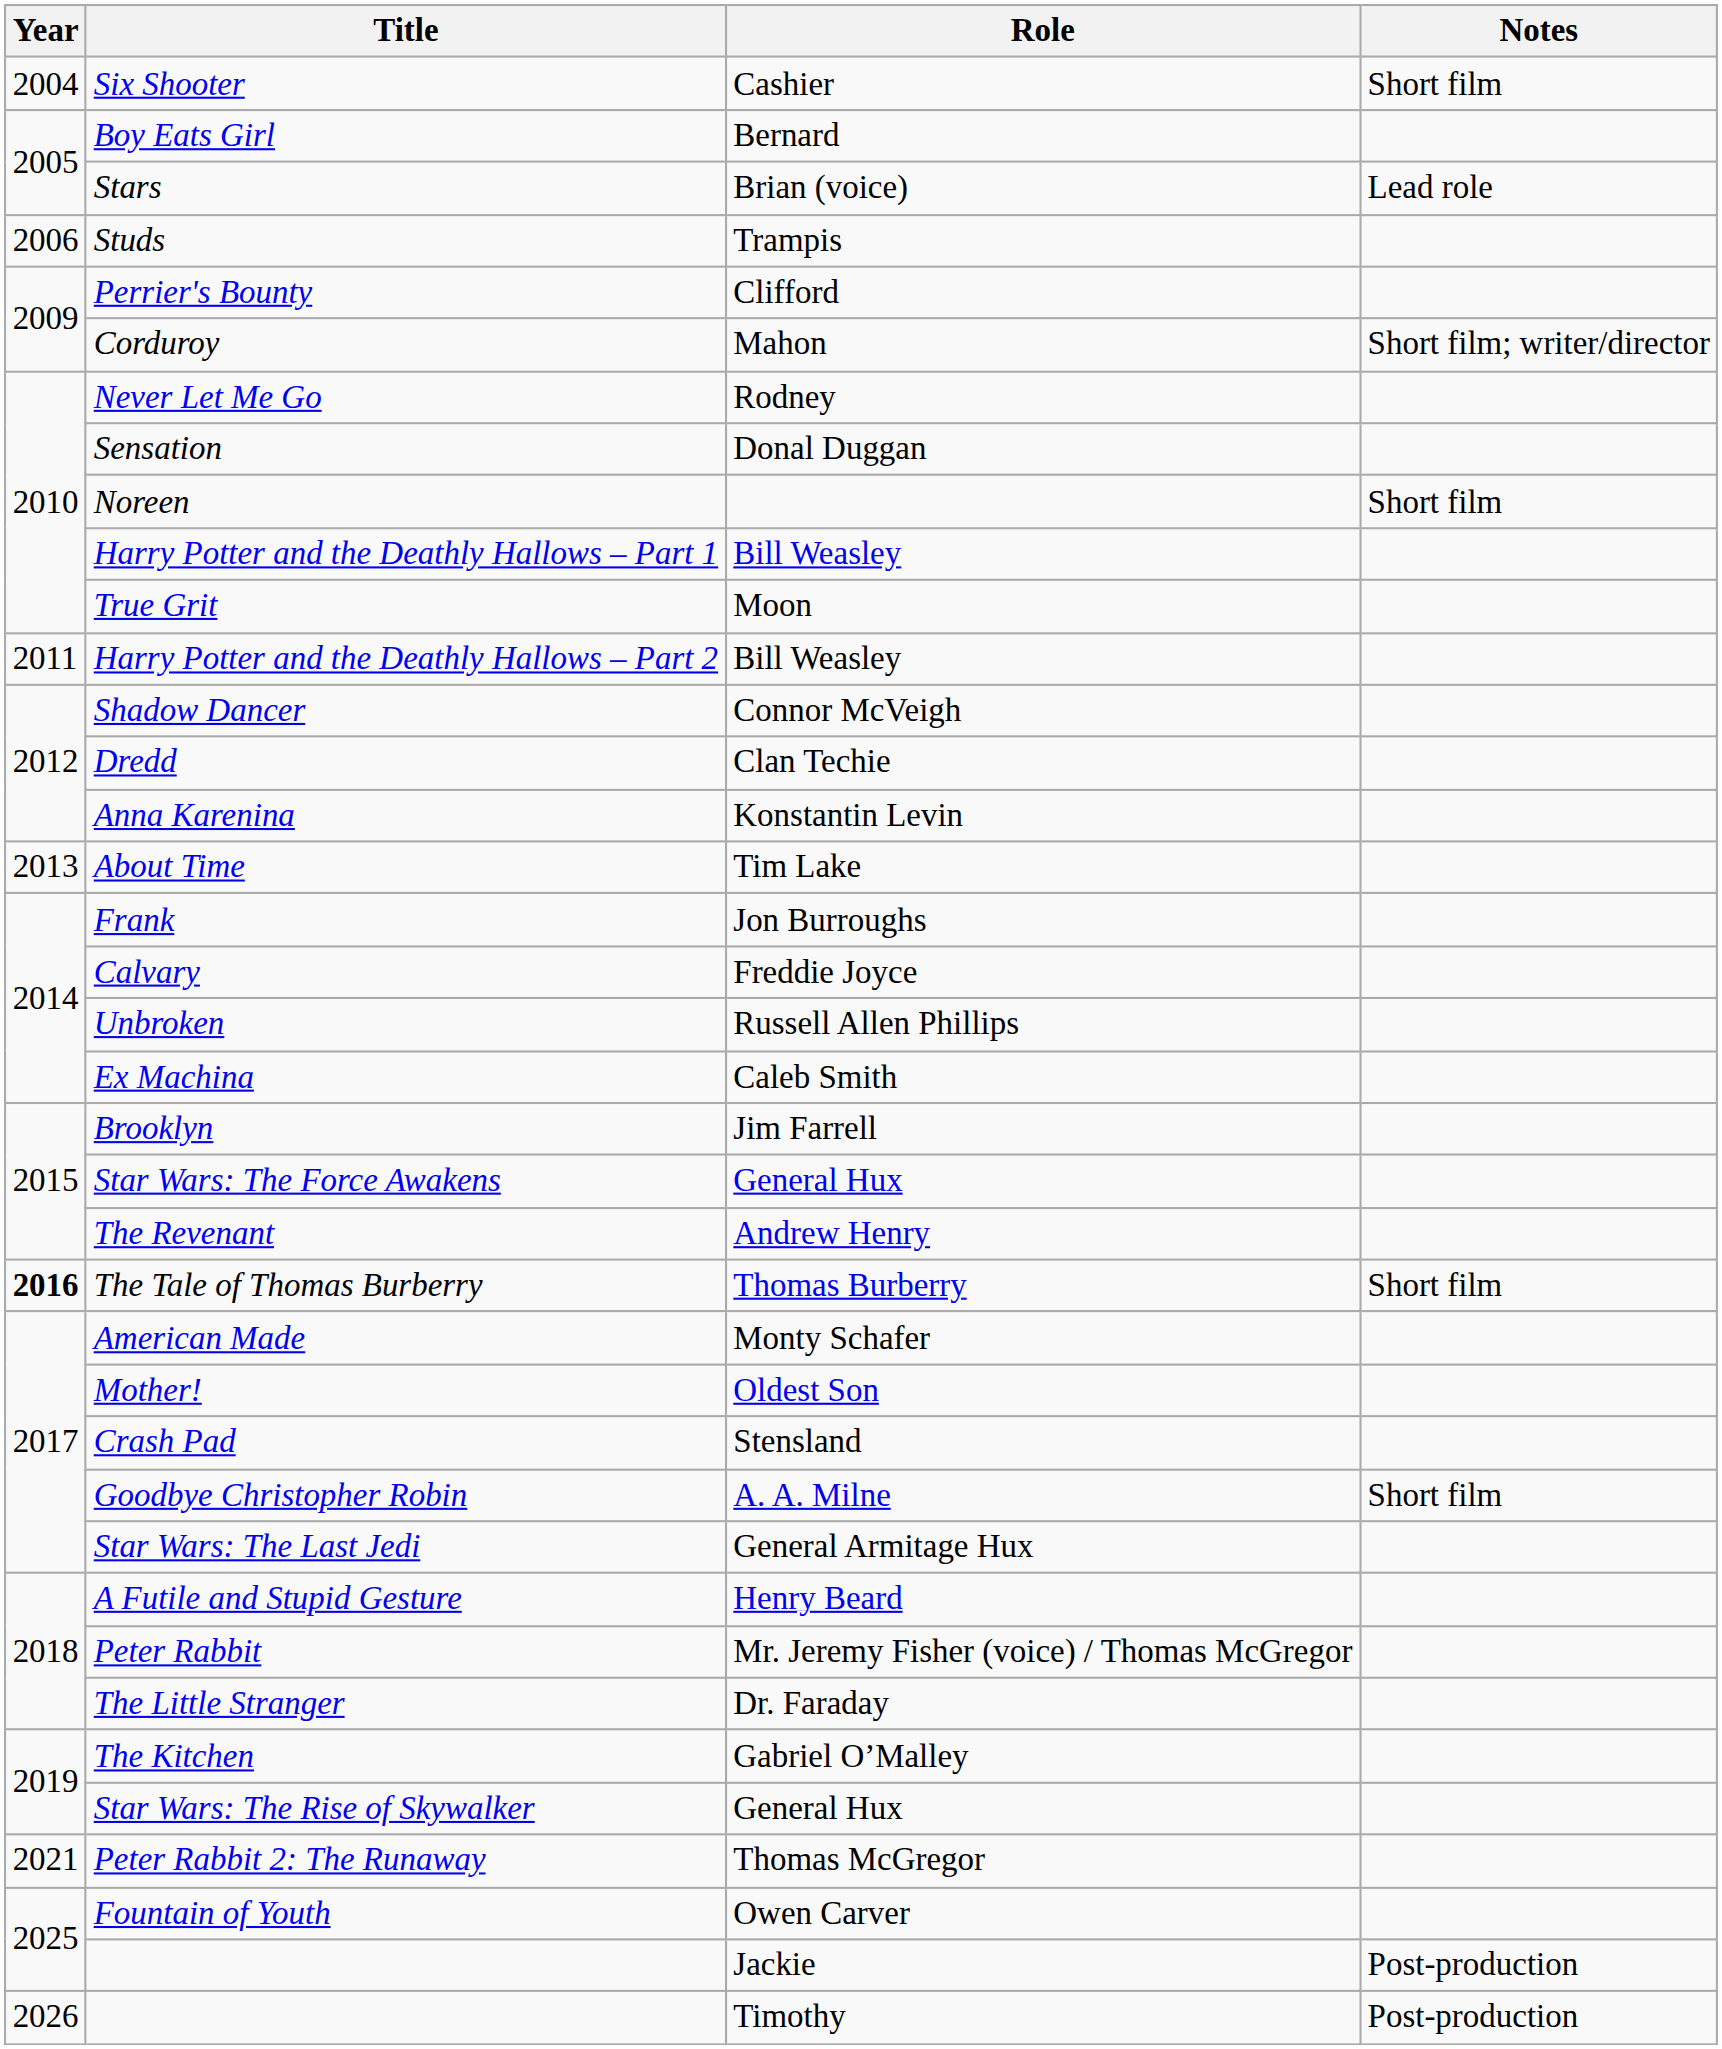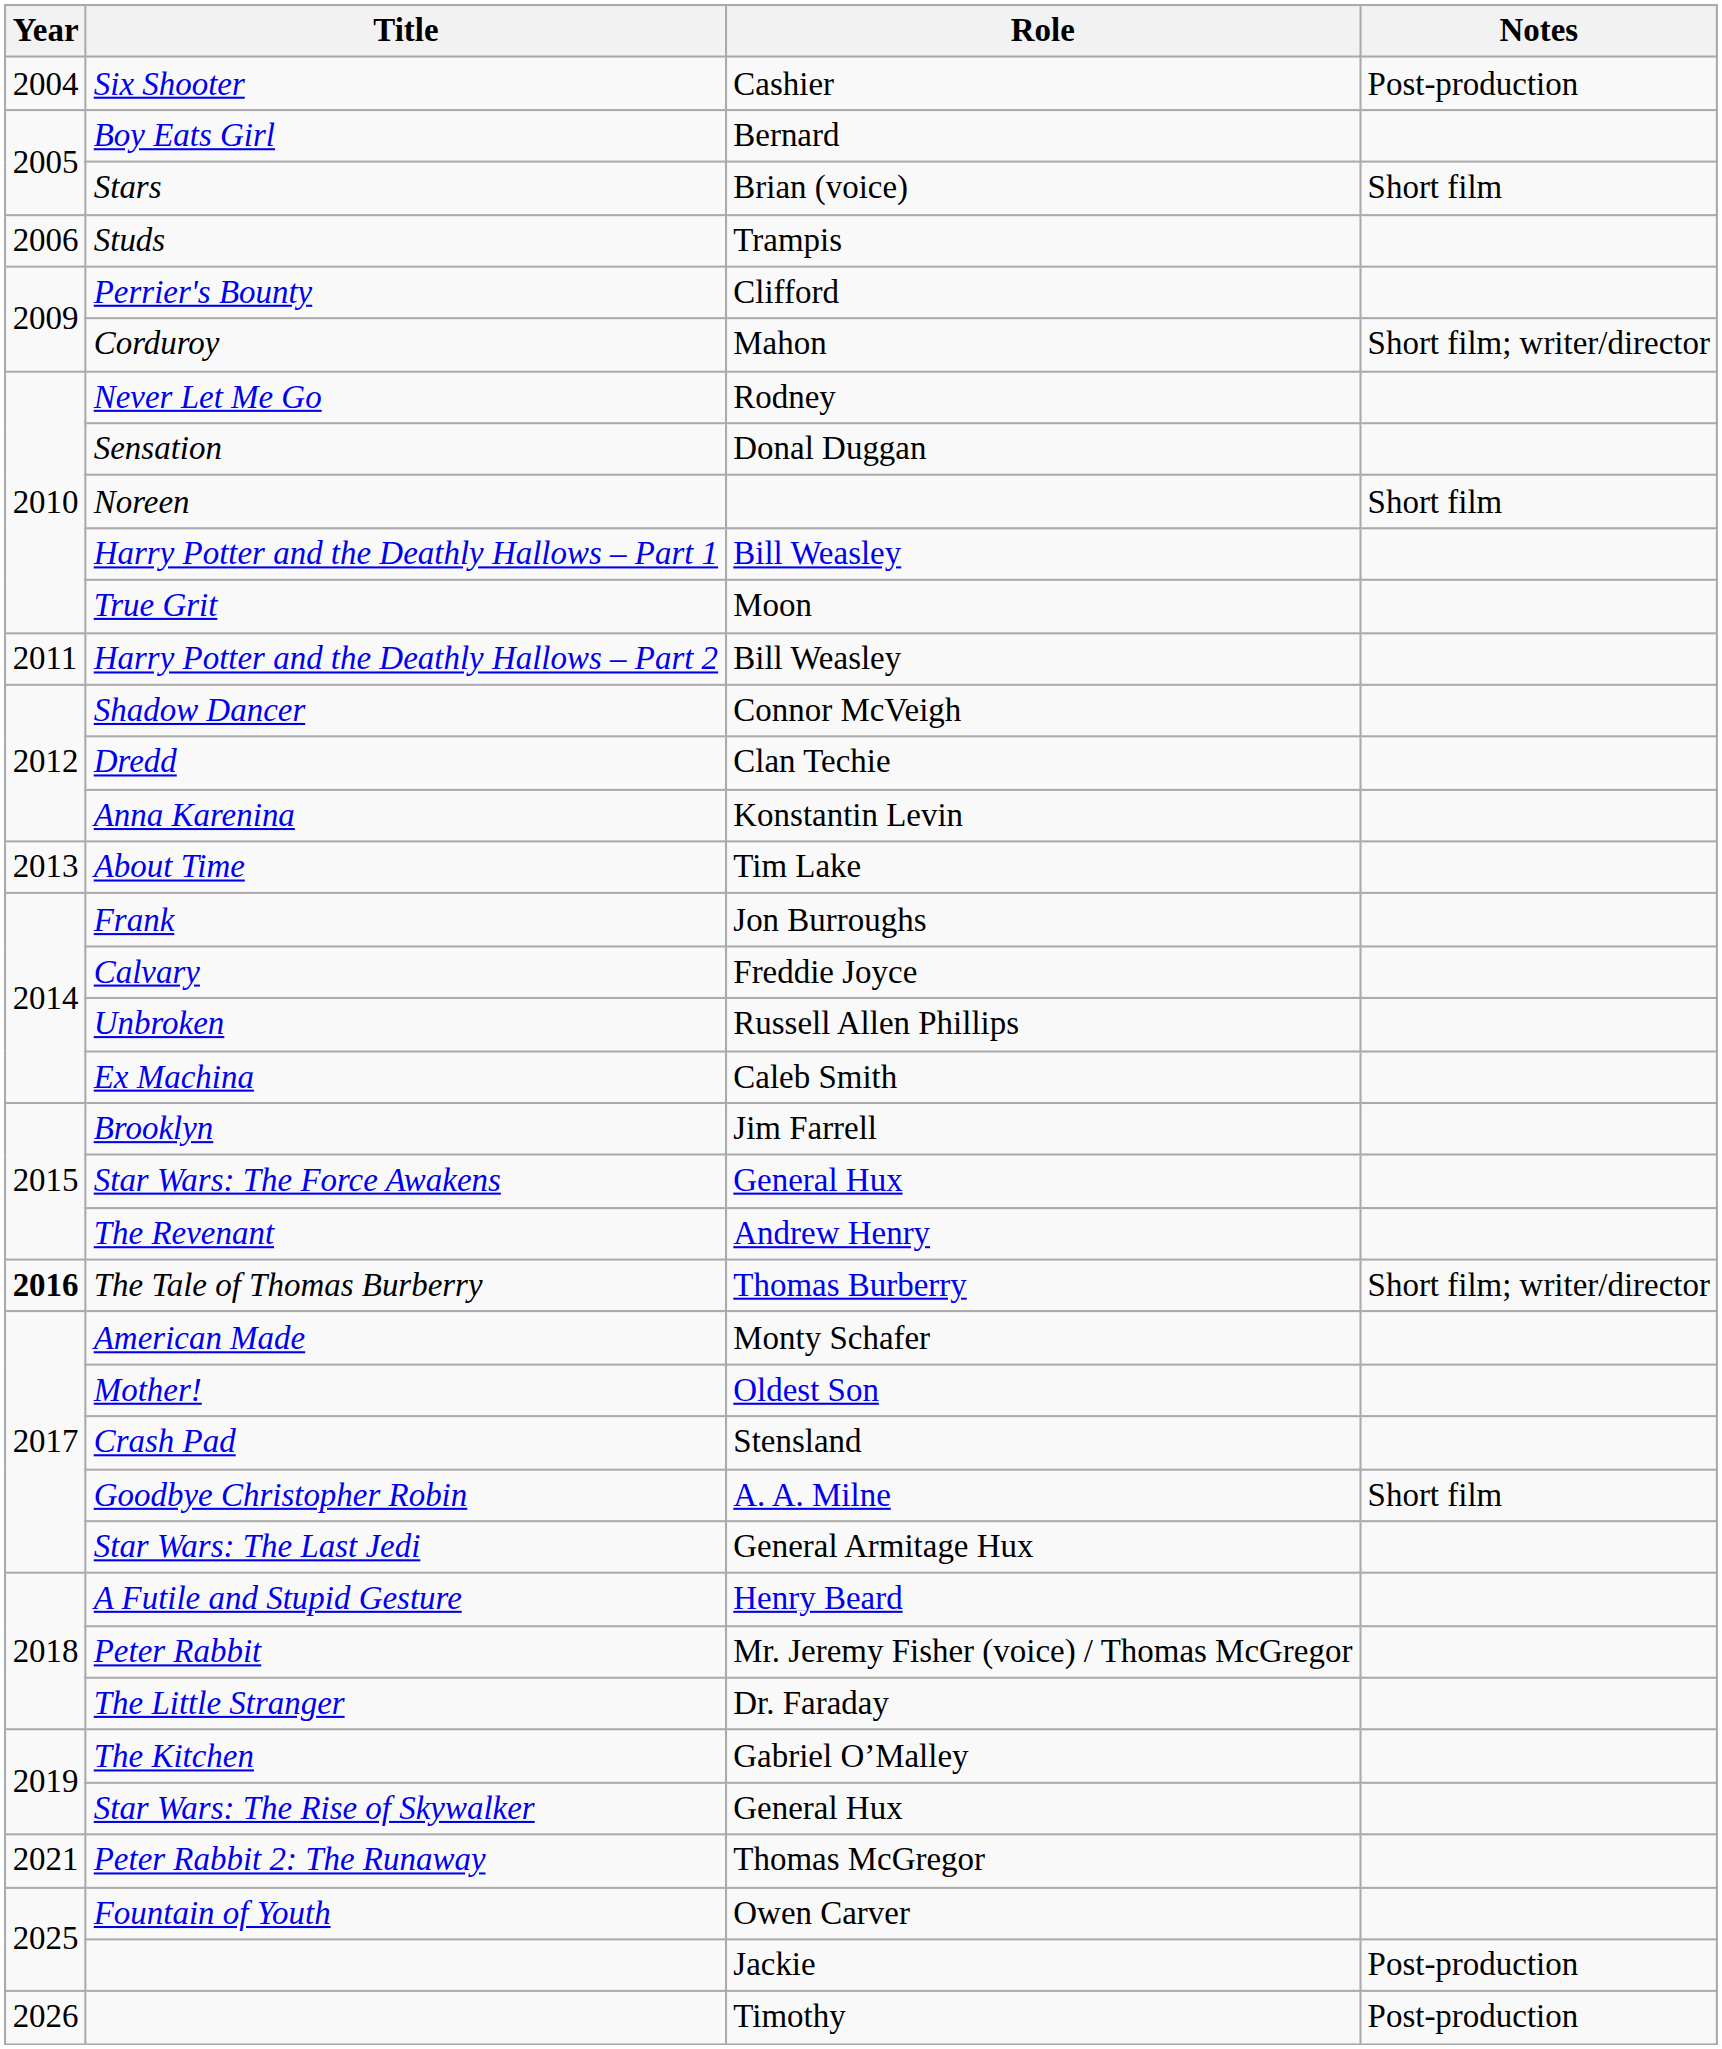(1435, 82) Short film -> (1473, 82) Post-production
(1430, 187) Lead role -> (1435, 187) Short film
(1435, 1285) Short film -> (1539, 1285) Short film; writer/director
